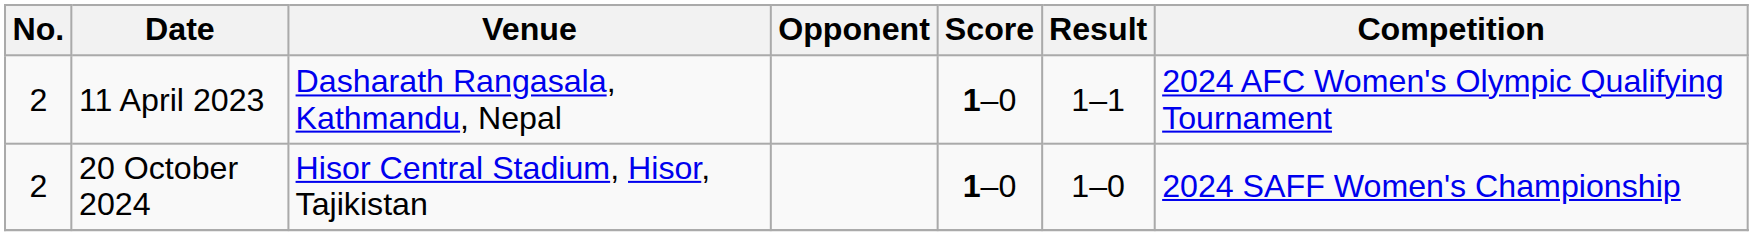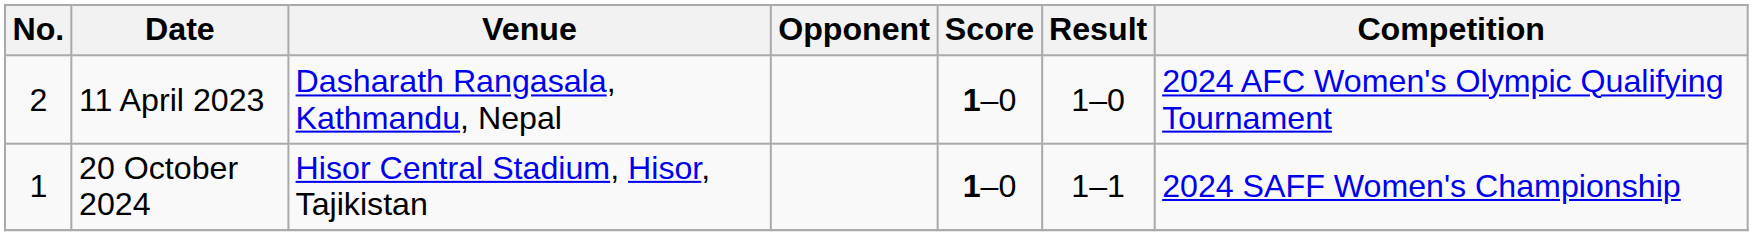(1098, 99) 1–1 -> (1098, 99) 1–0
(38, 186) 2 -> (38, 186) 1
(1098, 186) 1–0 -> (1098, 186) 1–1
